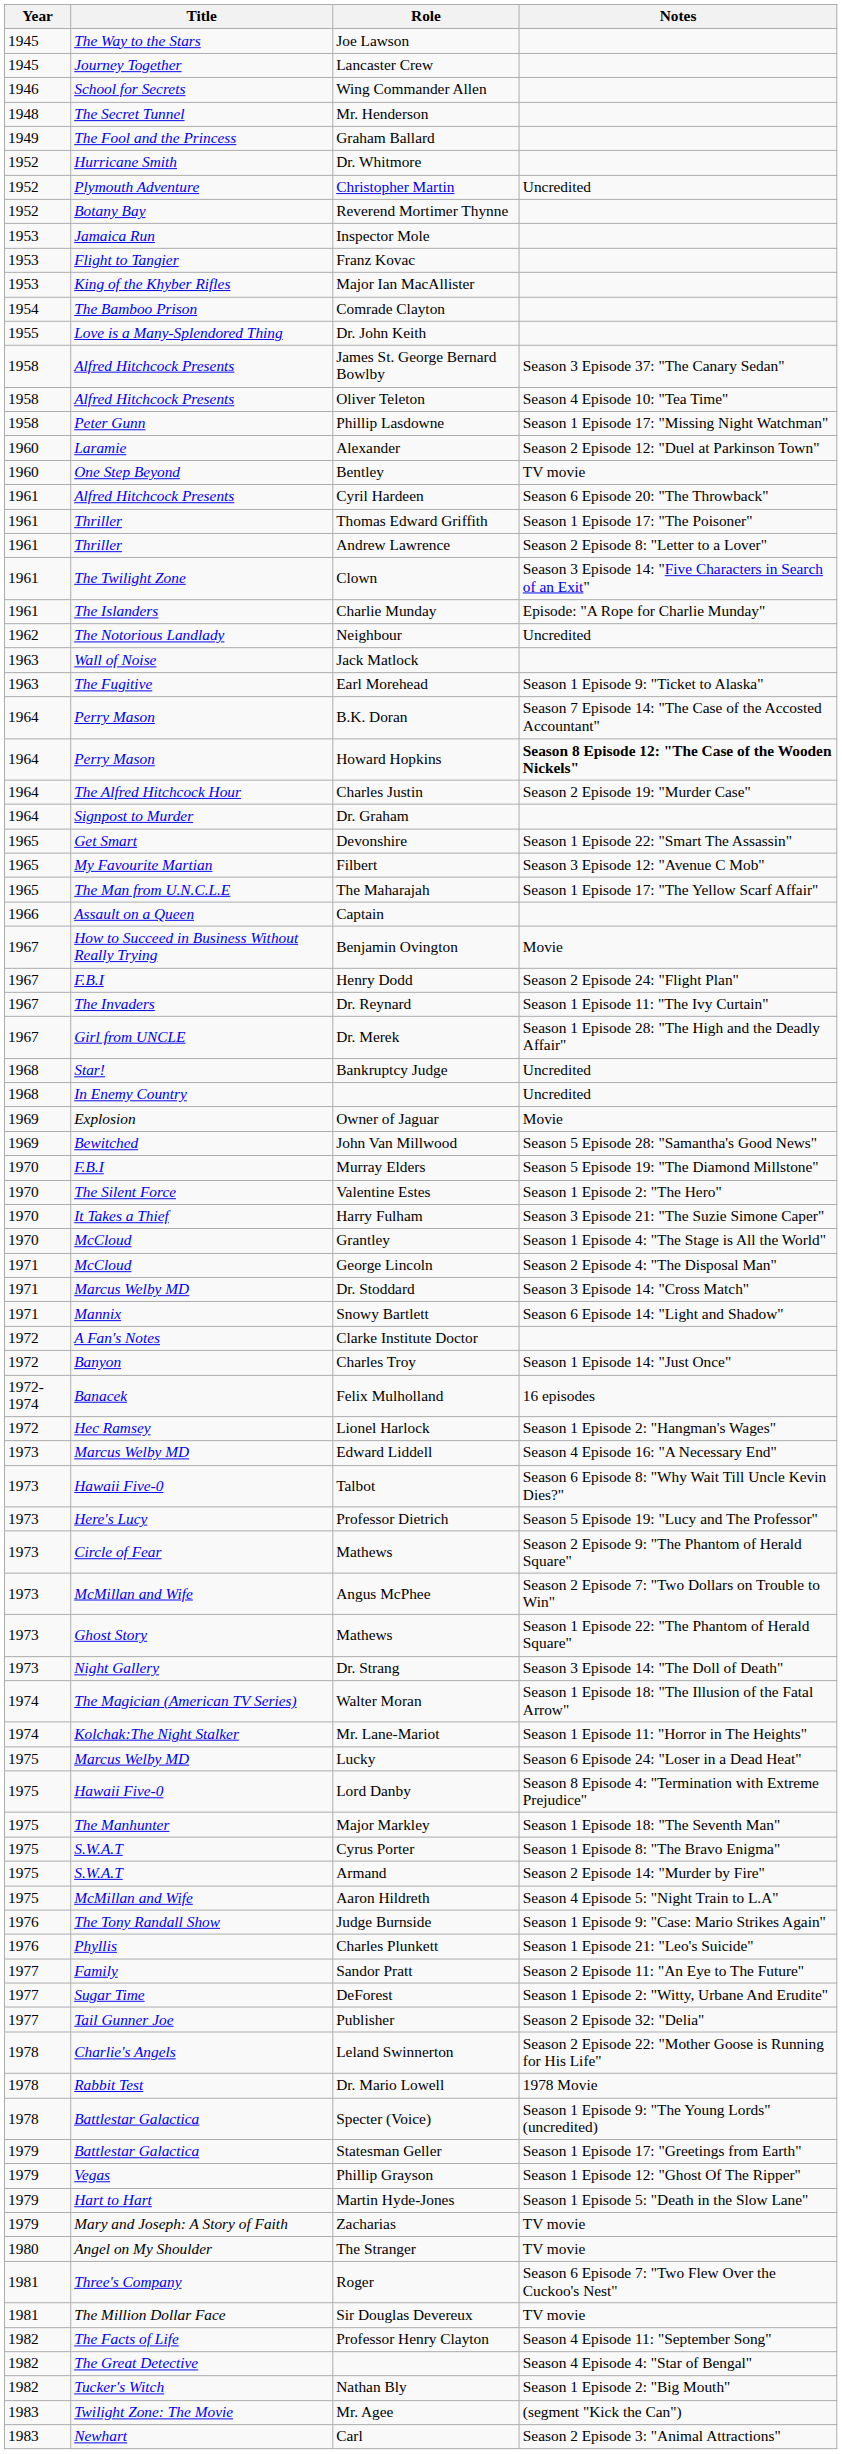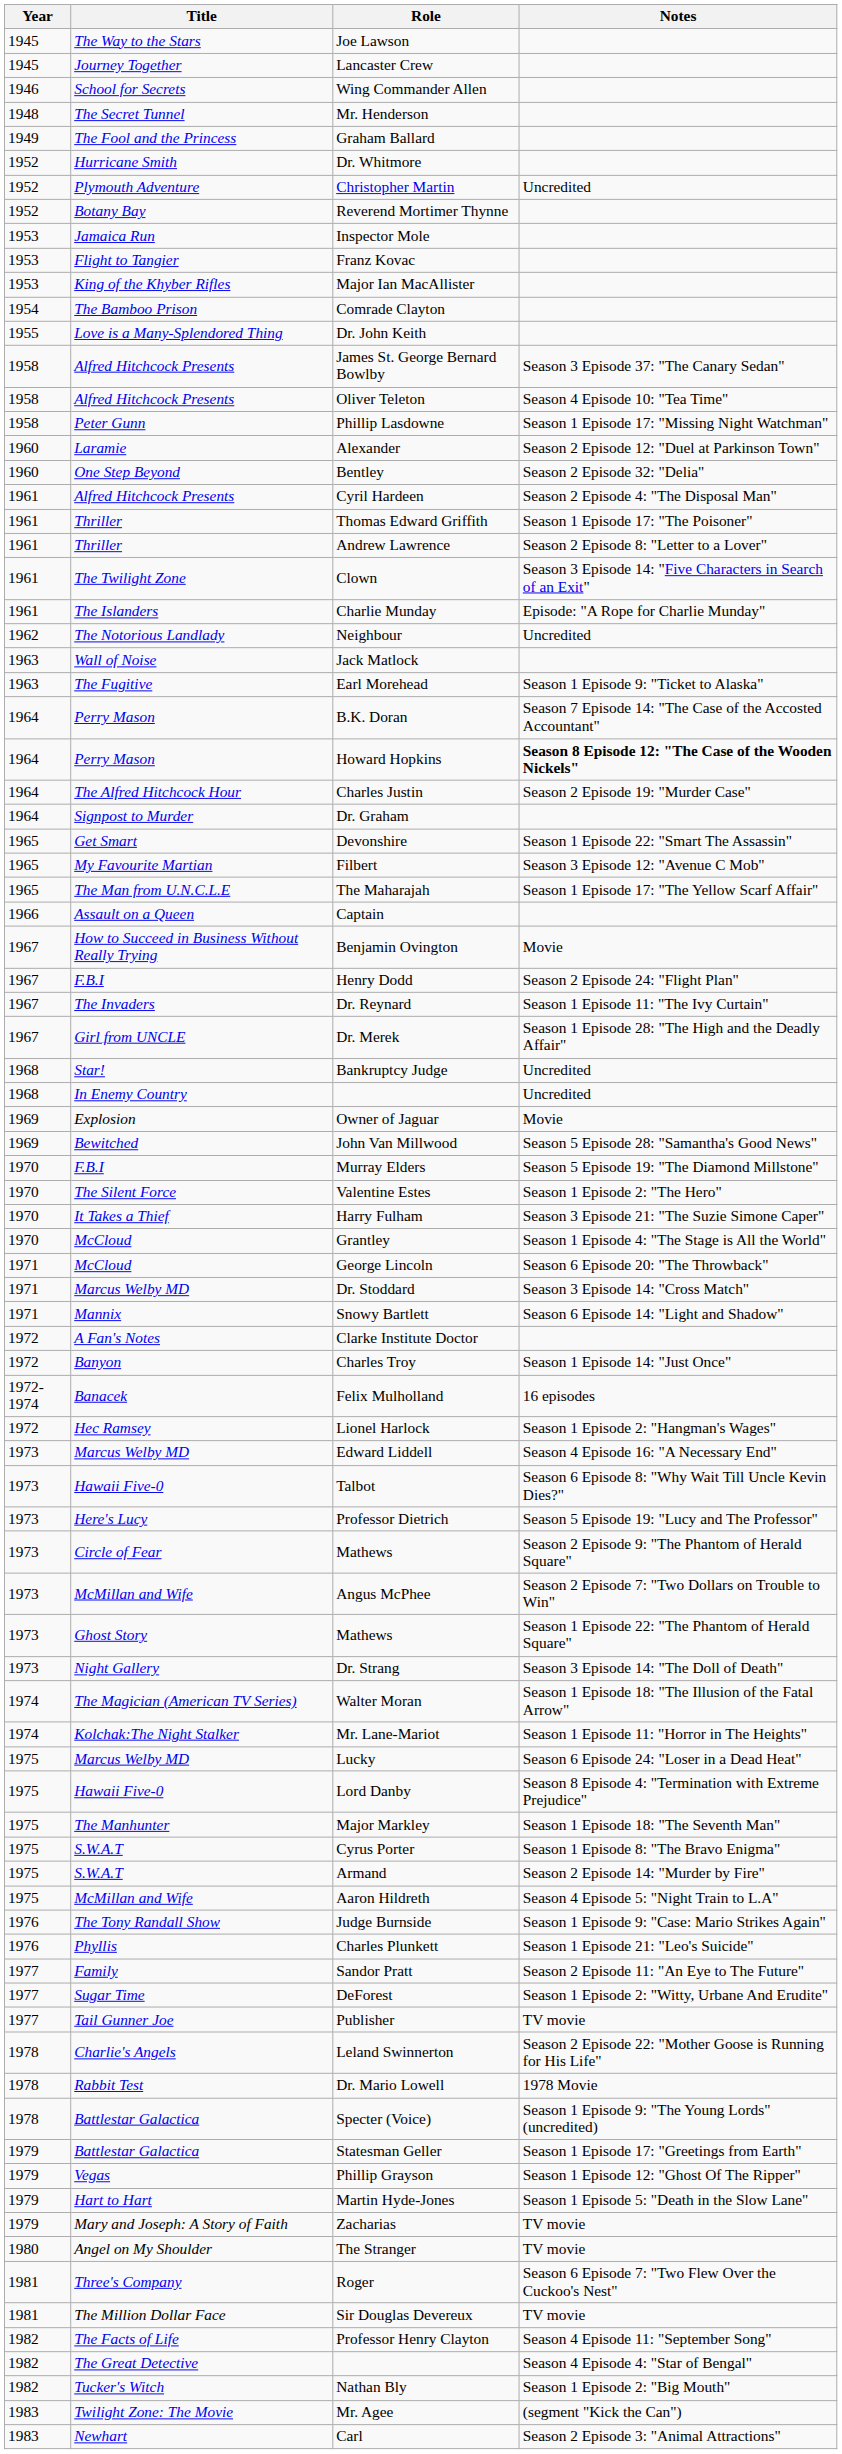(554, 472) TV movie -> (614, 472) Season 2 Episode 32: "Delia"
(646, 496) Season 6 Episode 20: "The Throwback" -> (650, 496) Season 2 Episode 4: "The Disposal Man"
(650, 1265) Season 2 Episode 4: "The Disposal Man" -> (646, 1265) Season 6 Episode 20: "The Throwback"
(614, 2019) Season 2 Episode 32: "Delia" -> (554, 2019) TV movie
